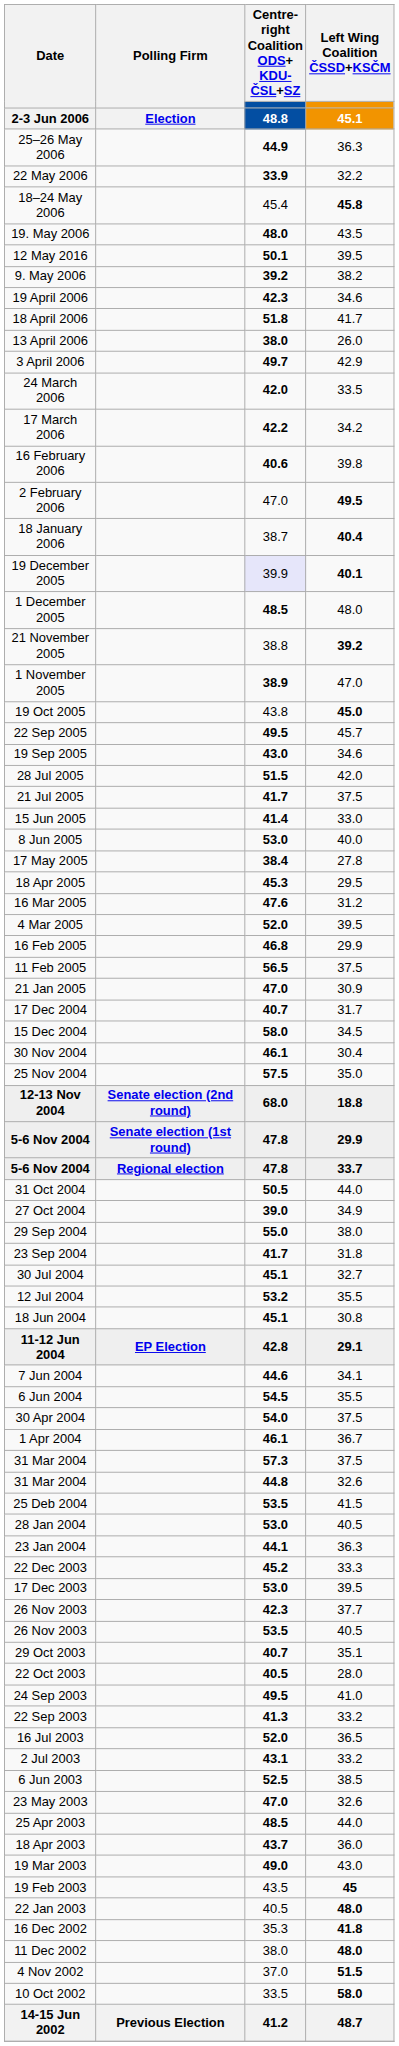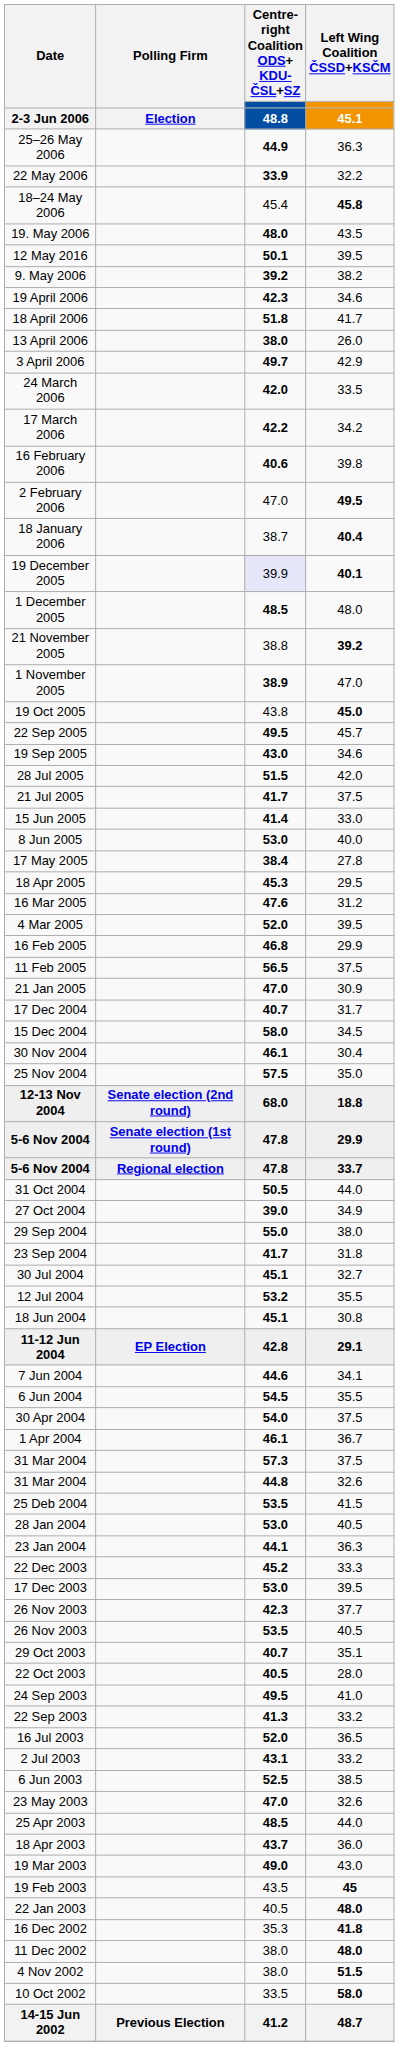(275, 1972) 37.0 -> (275, 1972) 38.0
